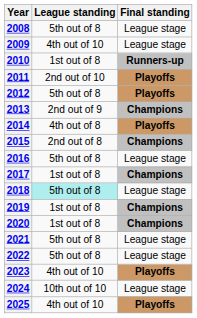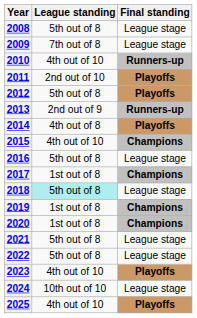(75, 45) 4th out of 10 -> (75, 45) 7th out of 8
(75, 61) 1st out of 8 -> (75, 61) 4th out of 10
(155, 110) Champions -> (155, 110) Runners-up
(75, 142) 2nd out of 8 -> (75, 142) 4th out of 10
